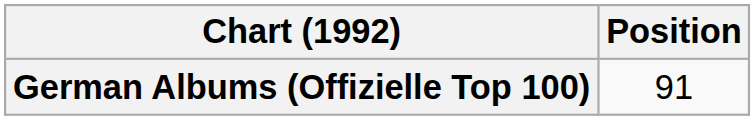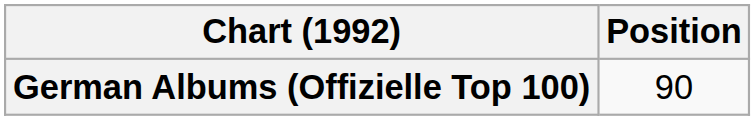(674, 86) 91 -> (674, 86) 90
